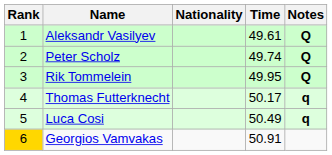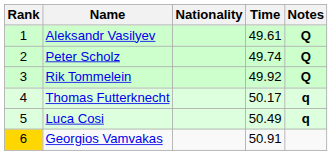(265, 77) 49.95 -> (265, 77) 49.92
